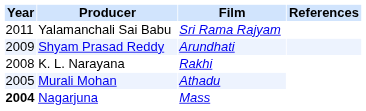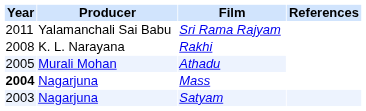- row: (207, 47)
+ row: (201, 98)
